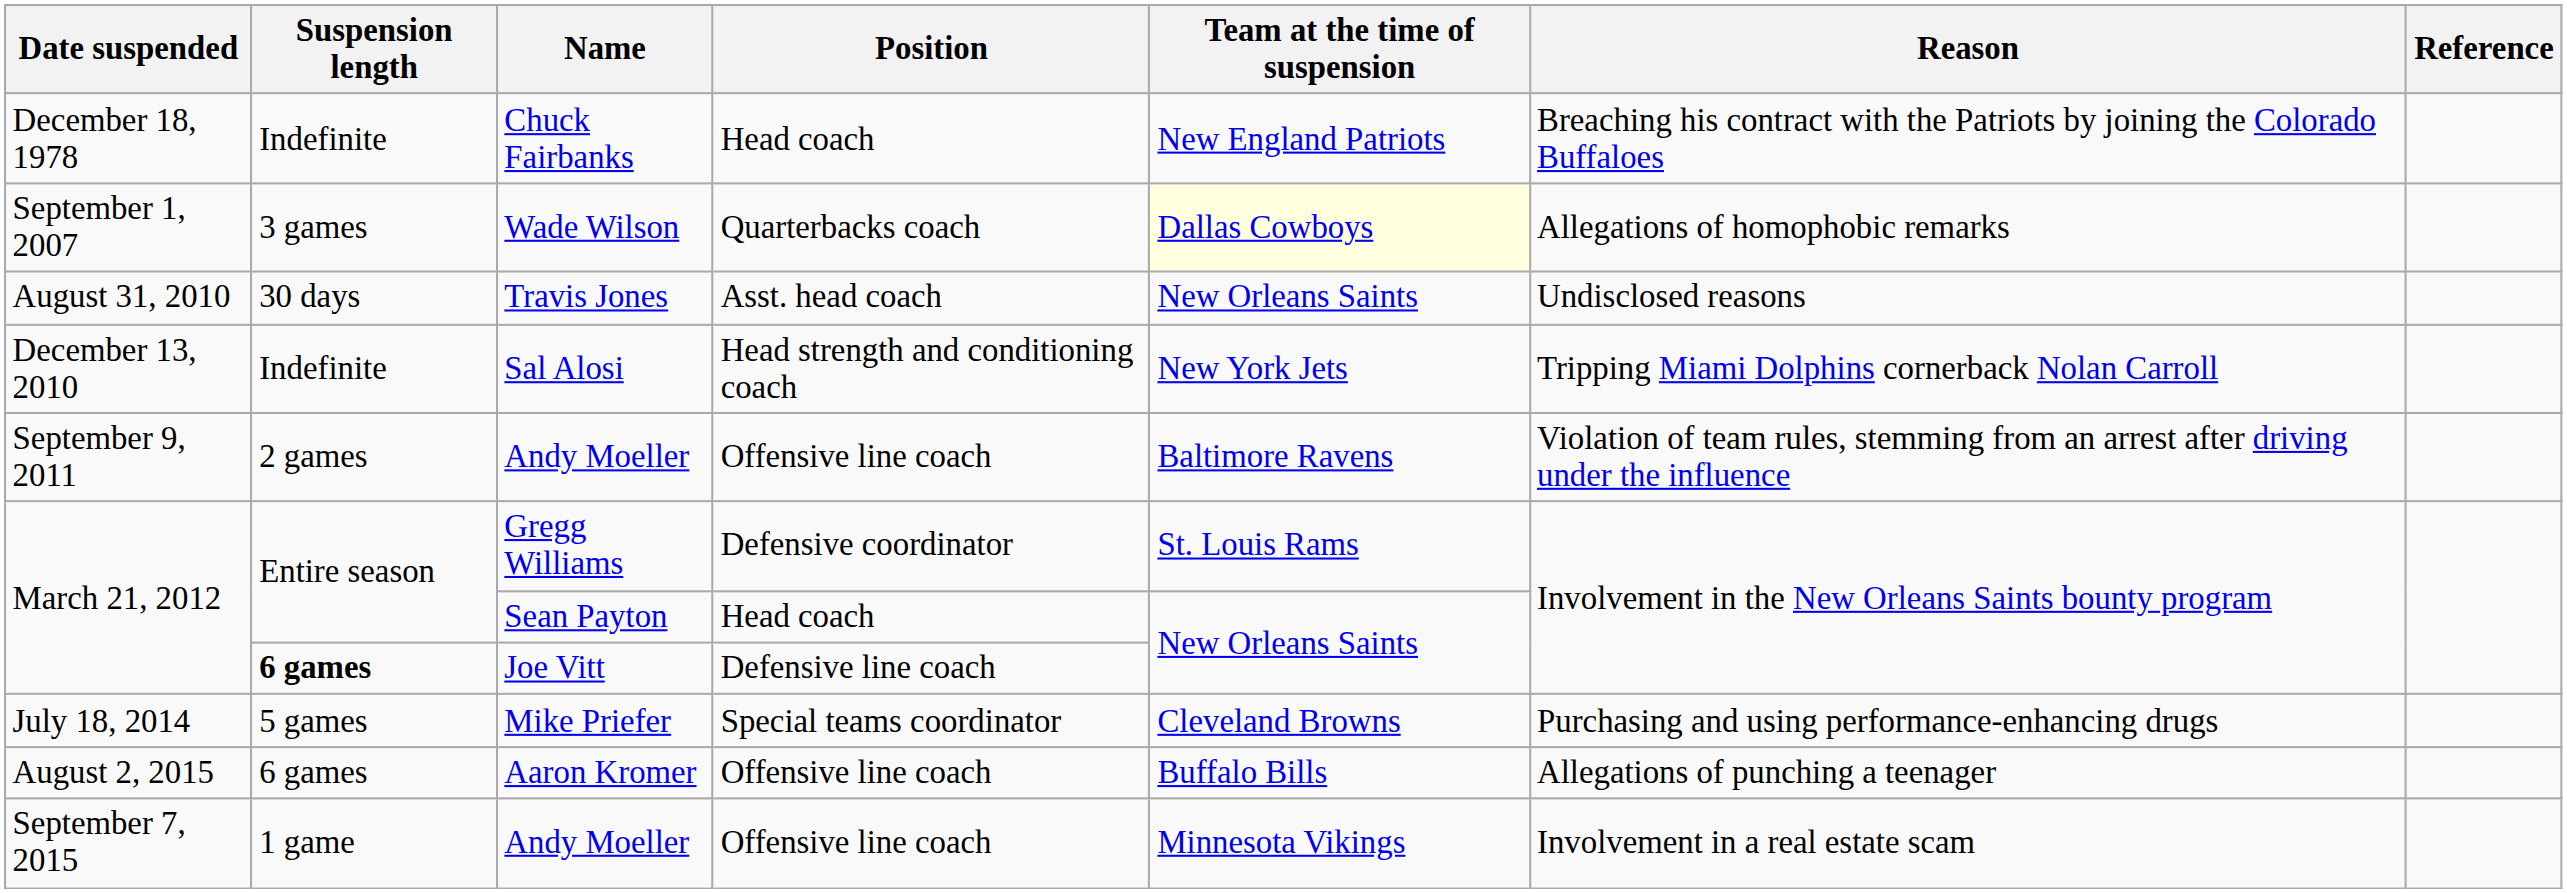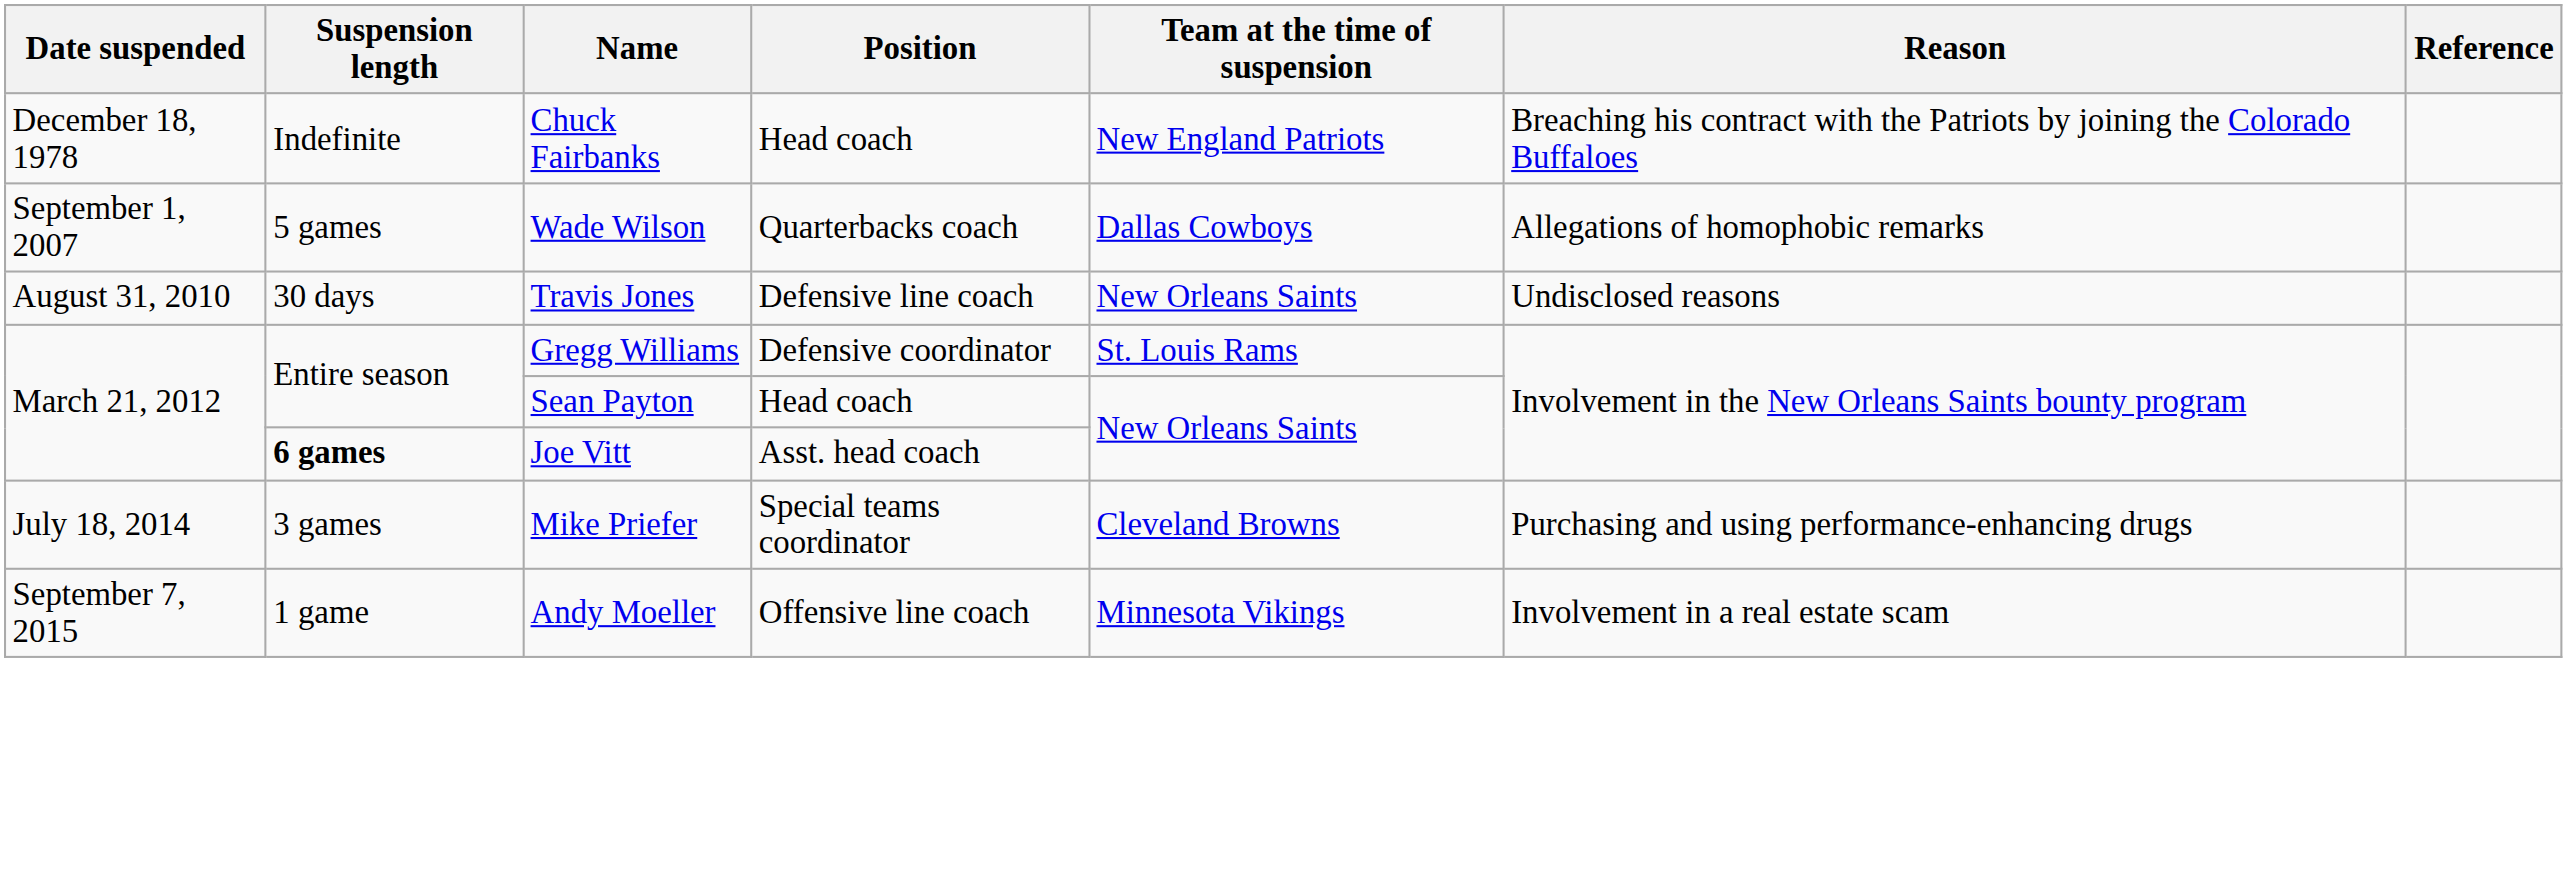(313, 226) 3 games -> (328, 226) 5 games
(1265, 226) lightyellow background -> (1204, 226) no background
(831, 297) Asst. head coach -> (896, 297) Defensive line coach
- row: (105, 367)
- row: (99, 456)
(858, 668) Defensive line coach -> (869, 453) Asst. head coach
(313, 720) 5 games -> (328, 523) 3 games
- row: (113, 772)
